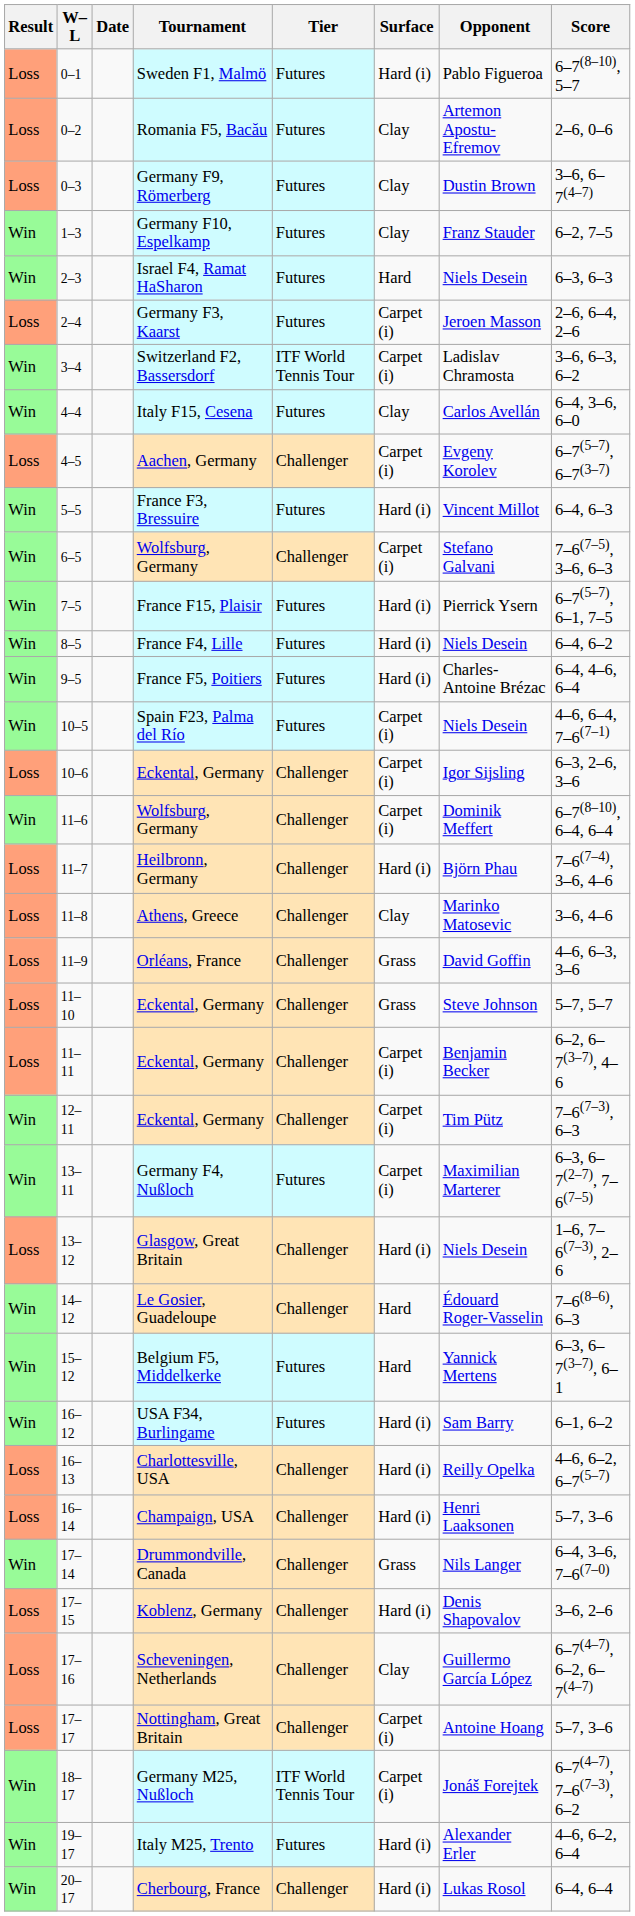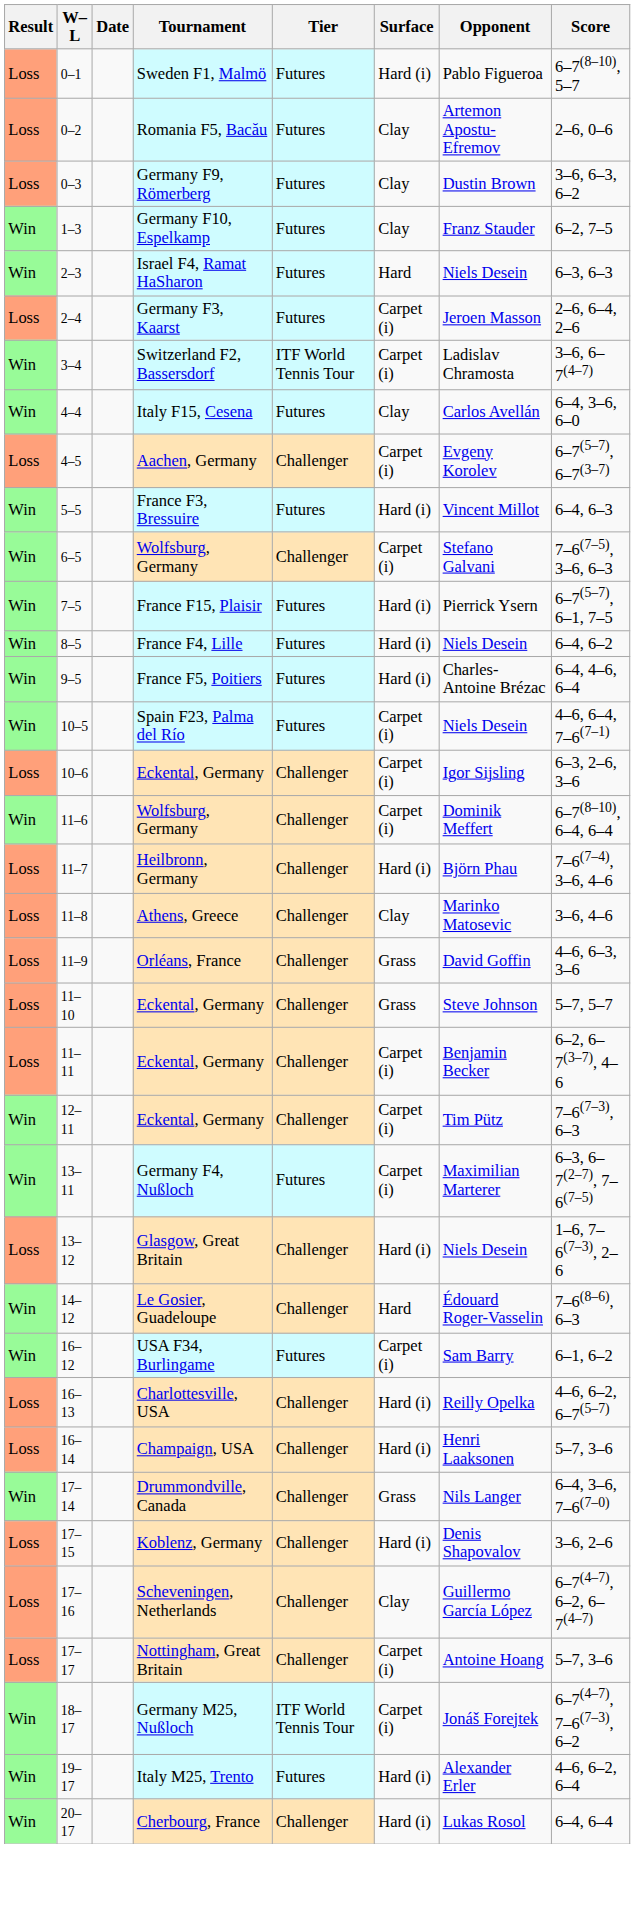(580, 186) 3–6, 6–7(4–7) -> (586, 183) 3–6, 6–3, 6–2
(586, 367) 3–6, 6–3, 6–2 -> (580, 364) 3–6, 6–7(4–7)
- row: (71, 1368)
(405, 1423) Hard (i) -> (400, 1355) Carpet (i)
